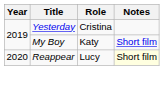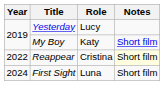(96, 27) Cristina -> (90, 27) Lucy
(17, 57) 2020 -> (17, 57) 2022
(90, 57) Lucy -> (96, 57) Cristina
+ row: (54, 73)
